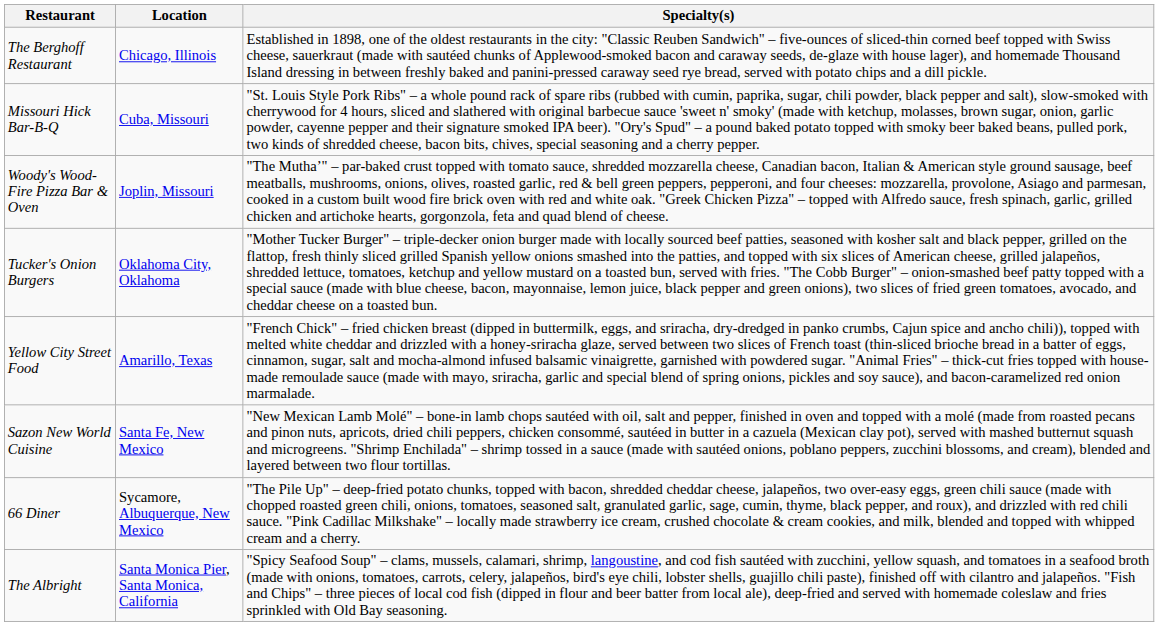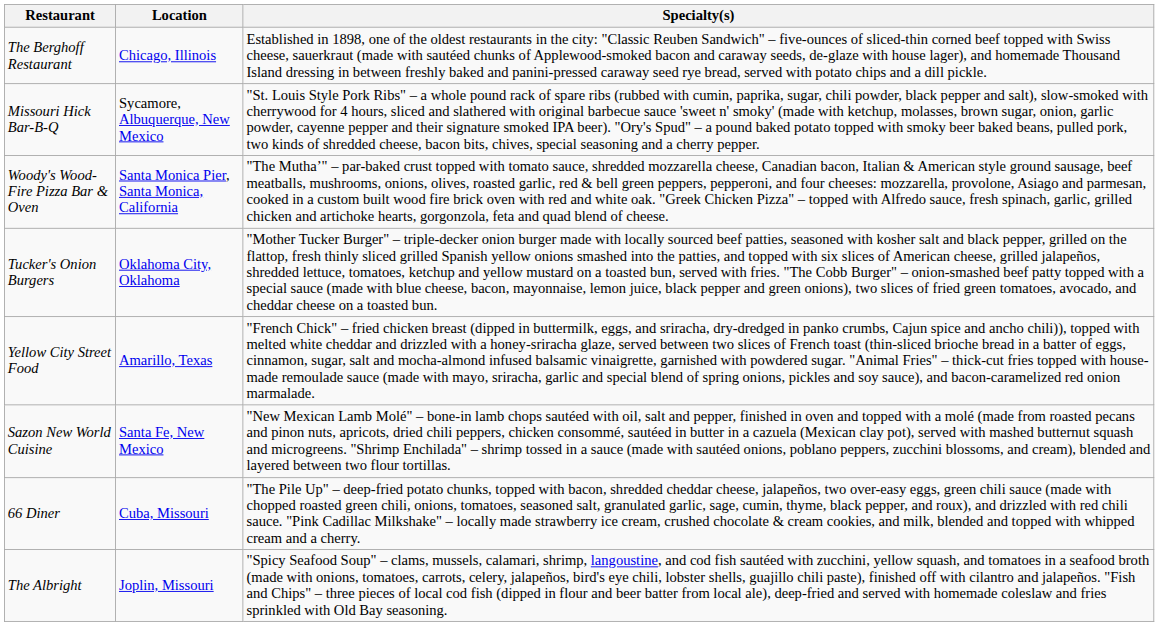(164, 119) Cuba, Missouri -> (174, 119) Sycamore, Albuquerque, New Mexico
(166, 191) Joplin, Missouri -> (174, 191) Santa Monica Pier, Santa Monica, California
(174, 513) Sycamore, Albuquerque, New Mexico -> (164, 513) Cuba, Missouri
(174, 585) Santa Monica Pier, Santa Monica, California -> (166, 585) Joplin, Missouri
